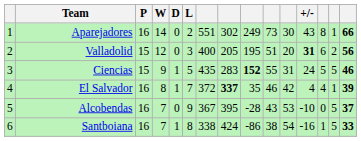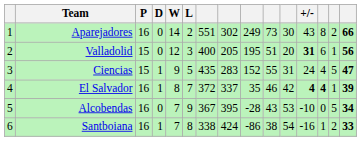columns swapped: (160, 13) <-> (176, 13)
(334, 32) 1 -> (334, 32) 2
(334, 51) 2 -> (334, 51) 1
(252, 70) bold -> (252, 70) normal
(323, 70) 5 -> (323, 70) 4
(348, 70) 46 -> (348, 70) 47
(229, 88) bold -> (229, 88) normal
(312, 88) normal -> (312, 88) bold
(323, 88) normal -> (323, 88) bold
(348, 107) 37 -> (348, 107) 34
(334, 126) 5 -> (334, 126) 2
